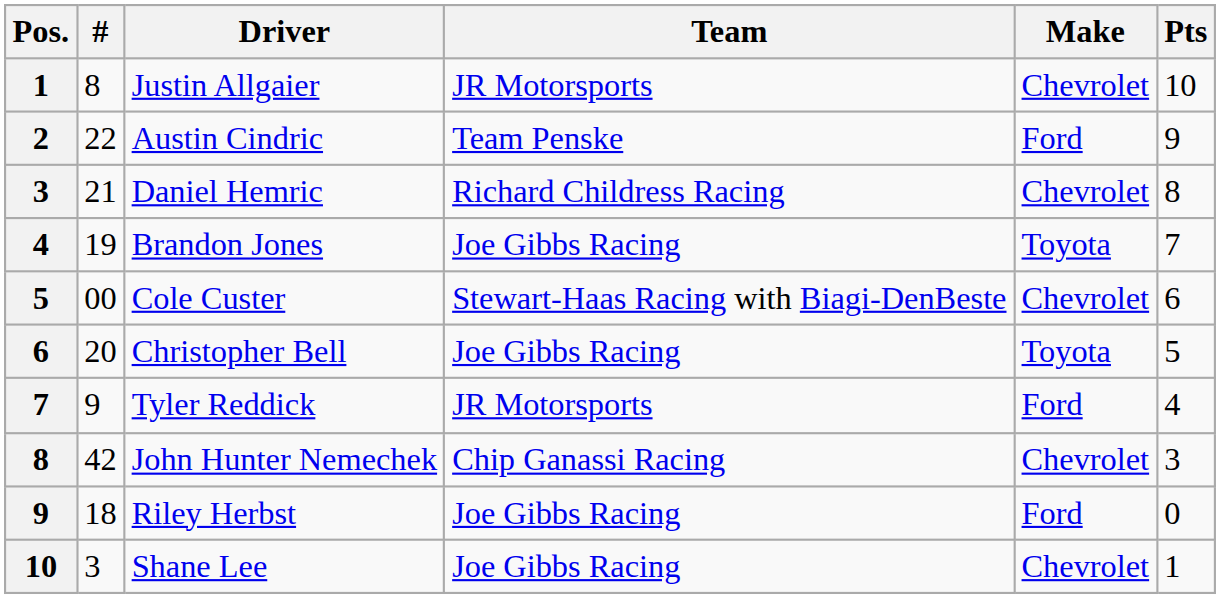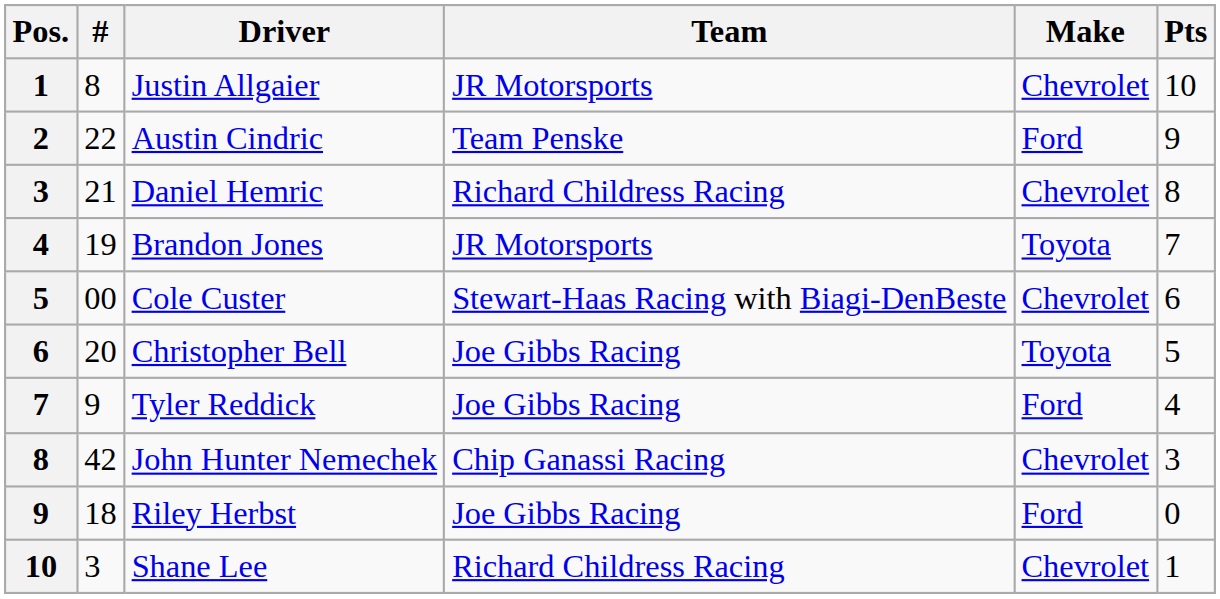(566, 244) Joe Gibbs Racing -> (552, 244) JR Motorsports
(552, 405) JR Motorsports -> (566, 405) Joe Gibbs Racing
(566, 565) Joe Gibbs Racing -> (618, 565) Richard Childress Racing
